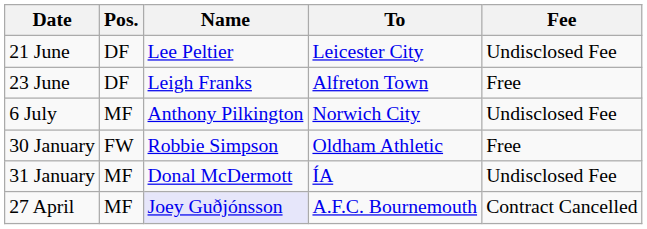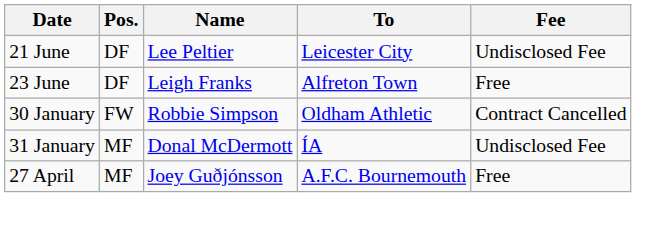- row: (33, 113)
(504, 144) Free -> (551, 113) Contract Cancelled
(215, 207) lavender background -> (215, 176) no background
(562, 207) Contract Cancelled -> (493, 176) Free
